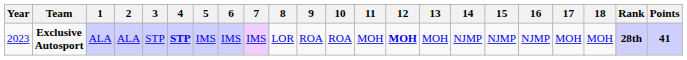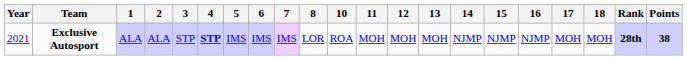- column: (311, 14)
(18, 39) 2023 -> (18, 39) 2021
(403, 39) bold -> (403, 39) normal
(665, 39) 41 -> (664, 39) 38
